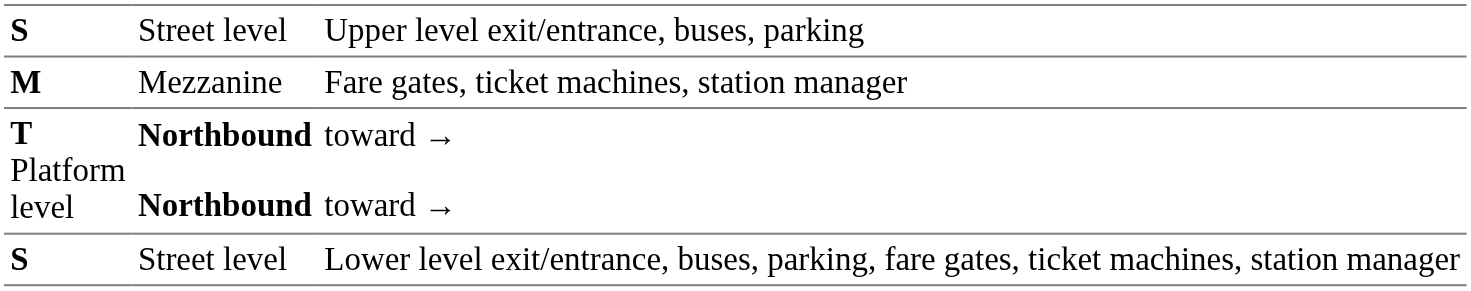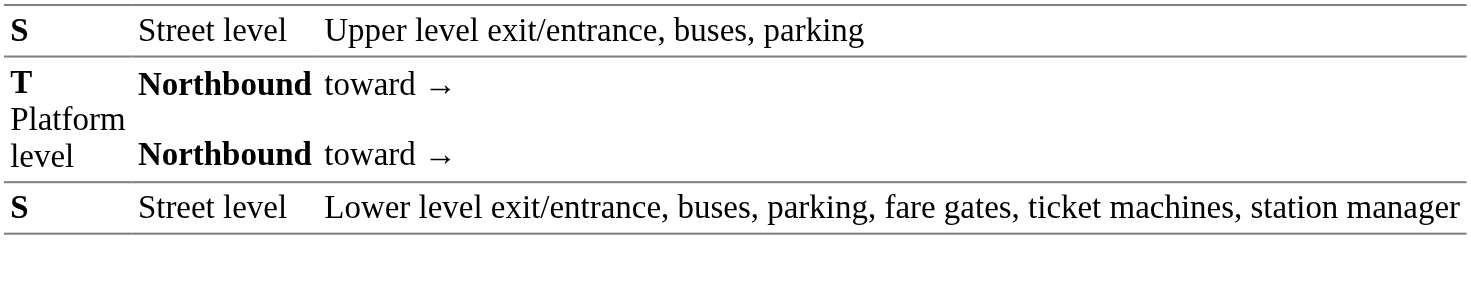- row: (210, 81)
